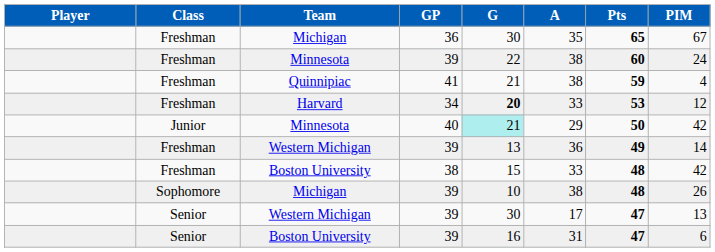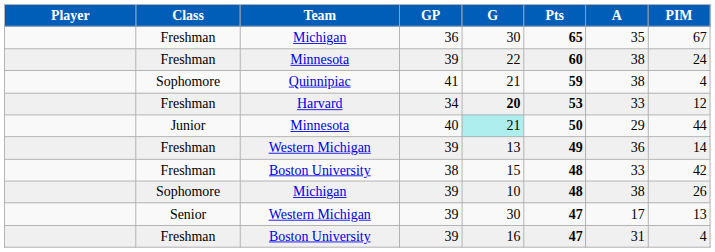columns swapped: (555, 15) <-> (617, 15)
(188, 81) Freshman -> (188, 81) Sophomore
(700, 125) 42 -> (700, 125) 44
(188, 236) Senior -> (188, 236) Freshman
(703, 236) 6 -> (703, 236) 4
